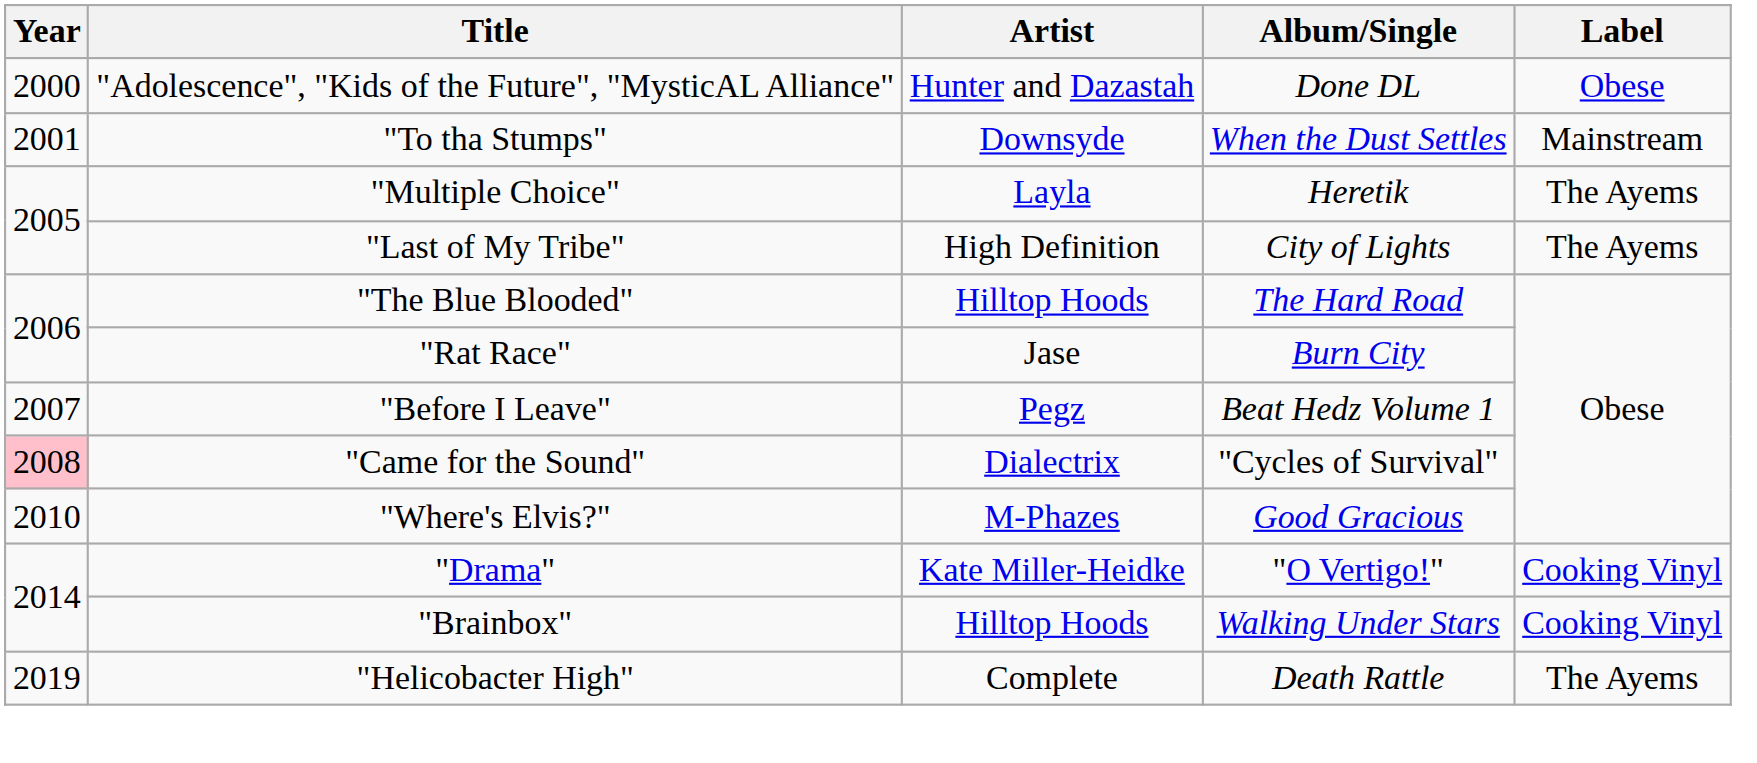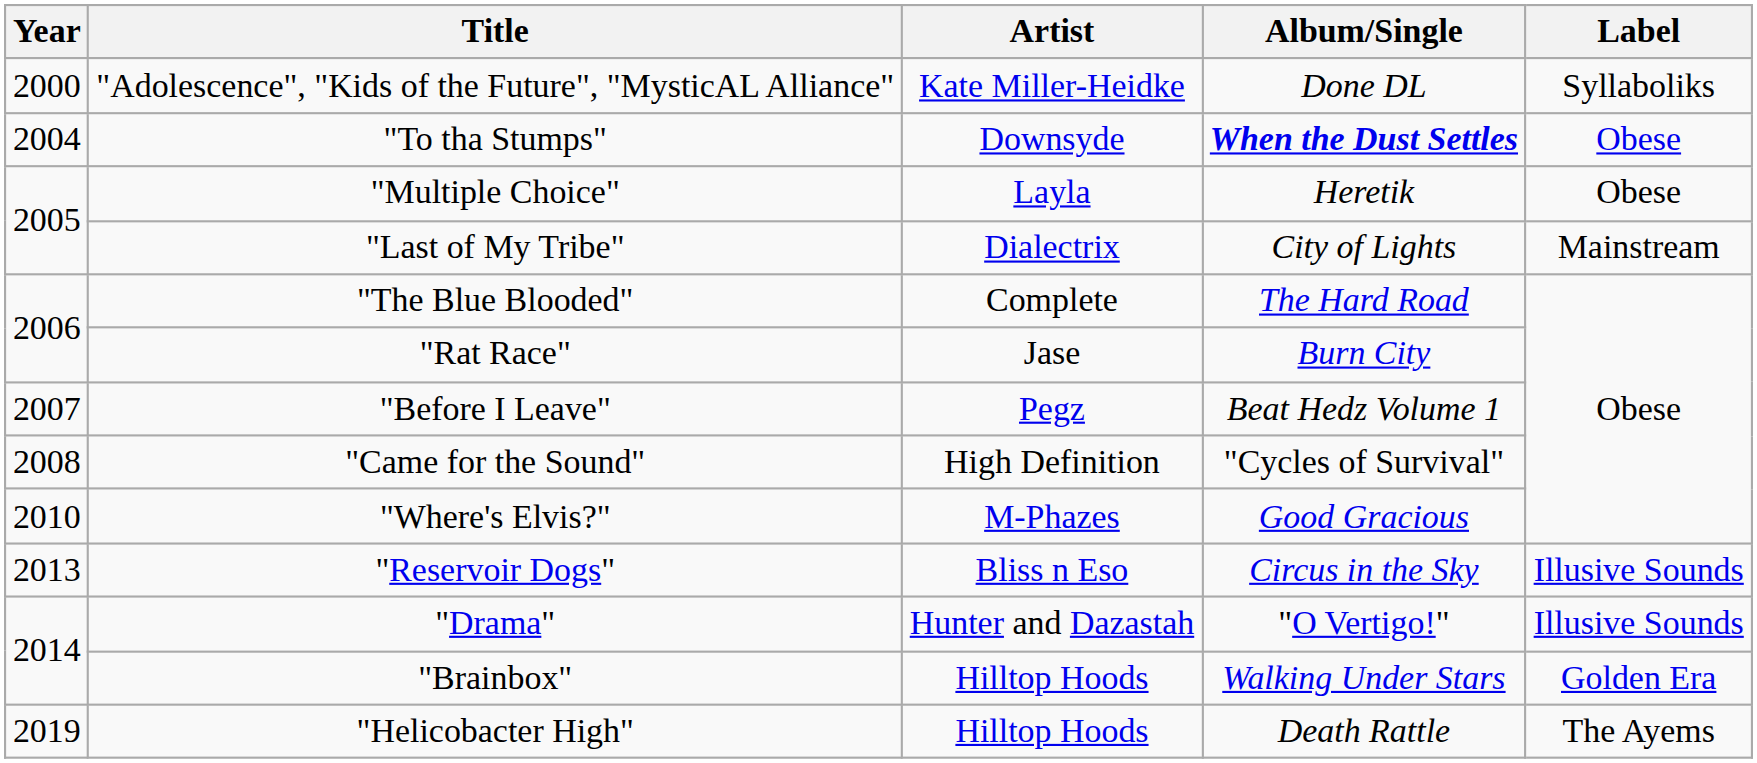(1052, 85) Hunter and Dazastah -> (1052, 85) Kate Miller-Heidke
(1622, 85) Obese -> (1639, 85) Syllaboliks
(47, 138) 2001 -> (47, 138) 2004
(1358, 138) normal -> (1364, 138) bold
(1622, 138) Mainstream -> (1639, 138) Obese
(1622, 192) The Ayems -> (1639, 192) Obese
(1052, 246) High Definition -> (1052, 246) Dialectrix
(1622, 246) The Ayems -> (1639, 246) Mainstream
(1052, 300) Hilltop Hoods -> (1052, 300) Complete
(47, 461) pink background -> (47, 461) no background
(1052, 461) Dialectrix -> (1052, 461) High Definition
+ row: (495, 569)
(1052, 569) Kate Miller-Heidke -> (1052, 623) Hunter and Dazastah
(1622, 569) Cooking Vinyl -> (1639, 623) Illusive Sounds
(1622, 623) Cooking Vinyl -> (1639, 676) Golden Era
(1052, 676) Complete -> (1052, 730) Hilltop Hoods
